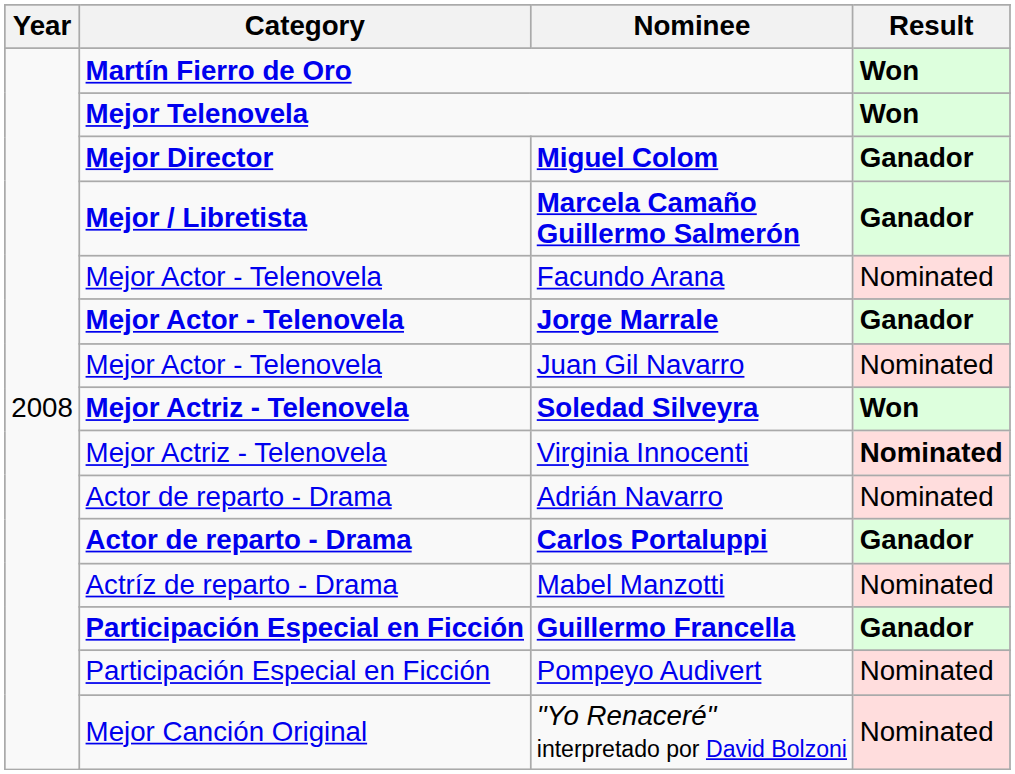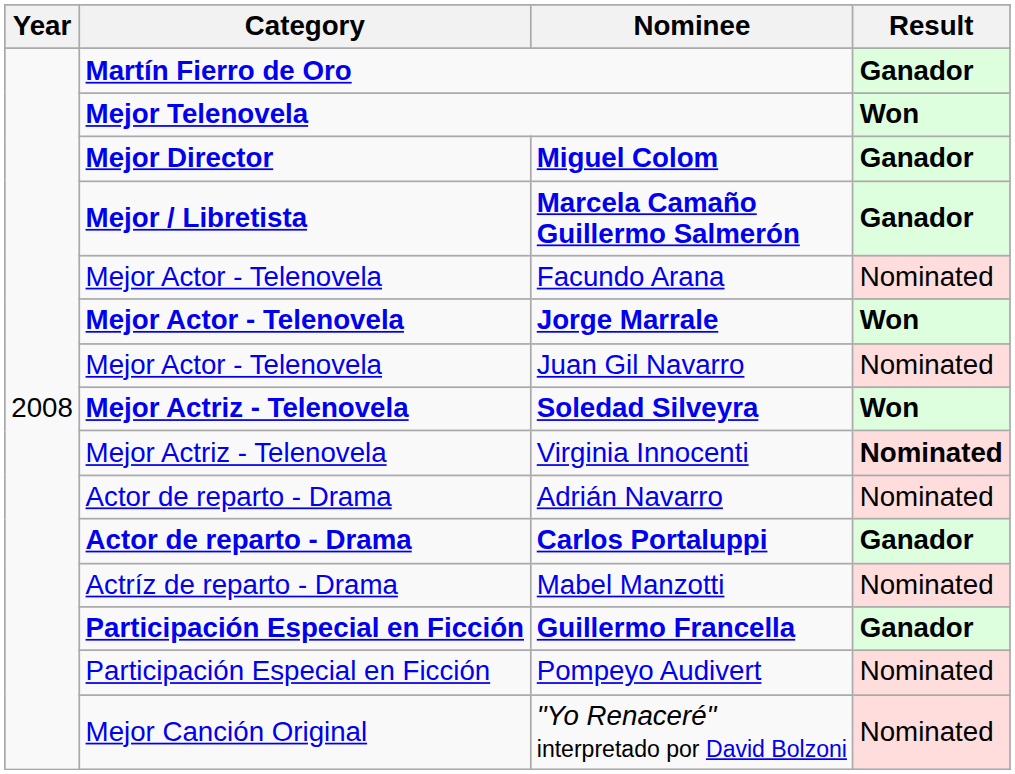(889, 70) Won -> (917, 70) Ganador
(917, 320) Ganador -> (889, 320) Won
